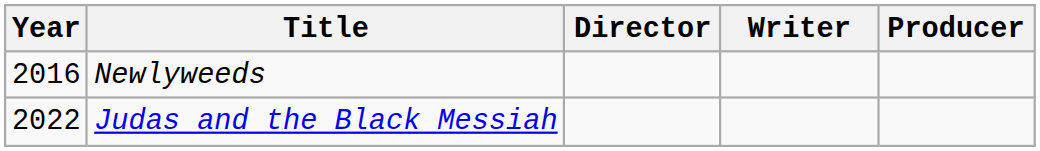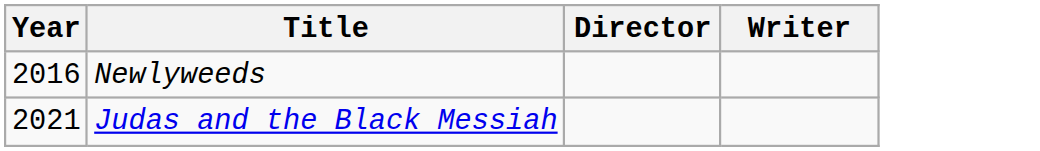- column: (956, 28)
(46, 122) 2022 -> (46, 122) 2021
